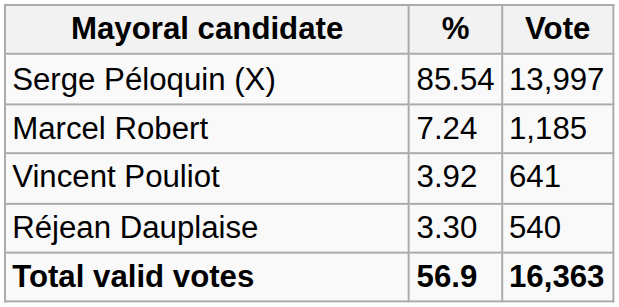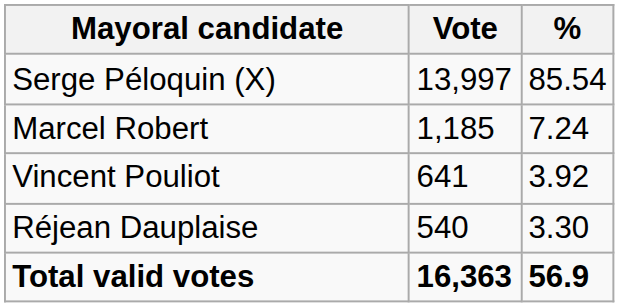columns swapped: (558, 29) <-> (456, 29)
